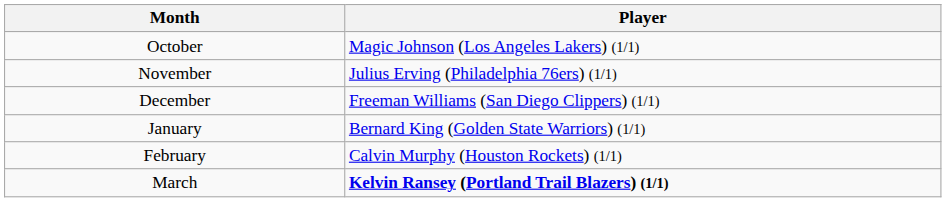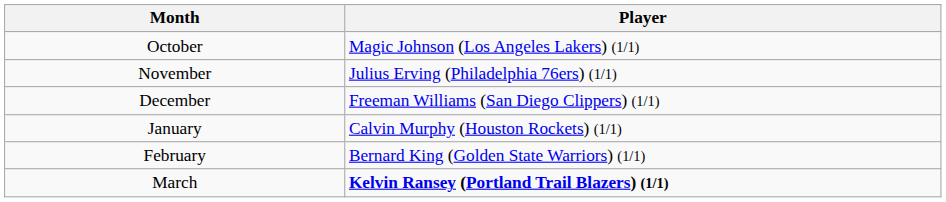(497, 127) Bernard King (Golden State Warriors) (1/1) -> (485, 127) Calvin Murphy (Houston Rockets) (1/1)
(485, 155) Calvin Murphy (Houston Rockets) (1/1) -> (497, 155) Bernard King (Golden State Warriors) (1/1)
